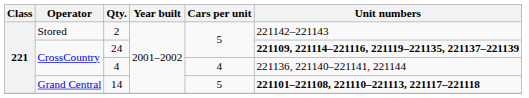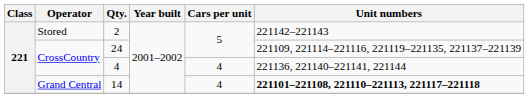(388, 48) bold -> (389, 48) normal
(219, 84) 5 -> (219, 84) 4
